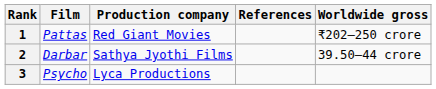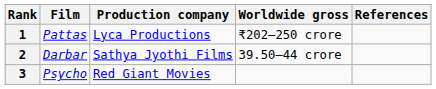columns swapped: (373, 14) <-> (275, 14)
(152, 34) Red Giant Movies -> (152, 34) Lyca Productions
(152, 74) Lyca Productions -> (152, 74) Red Giant Movies
